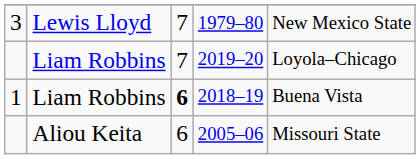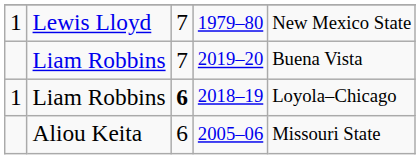(16, 23) 3 -> (16, 23) 1
(334, 60) Loyola–Chicago -> (317, 60) Buena Vista
(317, 97) Buena Vista -> (334, 97) Loyola–Chicago
